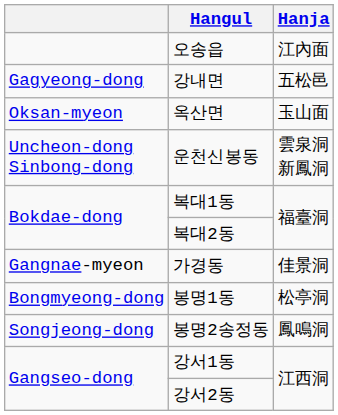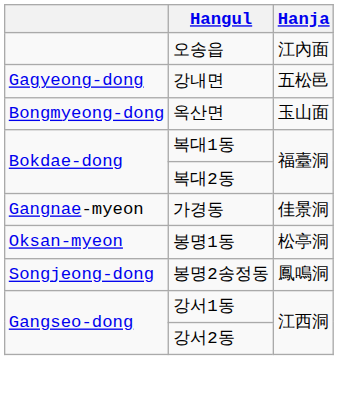(66, 113) Oksan-myeon -> (87, 113) Bongmyeong-dong
- row: (216, 158)
(87, 298) Bongmyeong-dong -> (66, 242) Oksan-myeon
